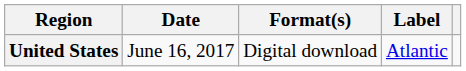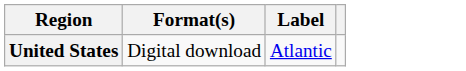- column: (181, 19)
